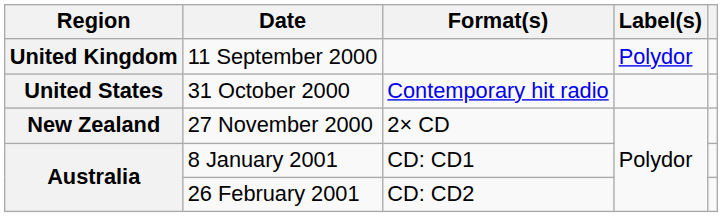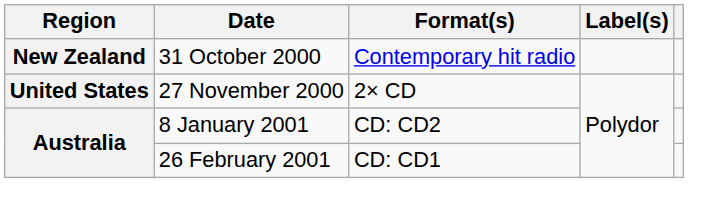- row: (283, 56)
(94, 90) United States -> (79, 56) New Zealand
(94, 125) New Zealand -> (79, 90) United States
(431, 159) CD: CD1 -> (397, 125) CD: CD2
(431, 194) CD: CD2 -> (397, 159) CD: CD1
